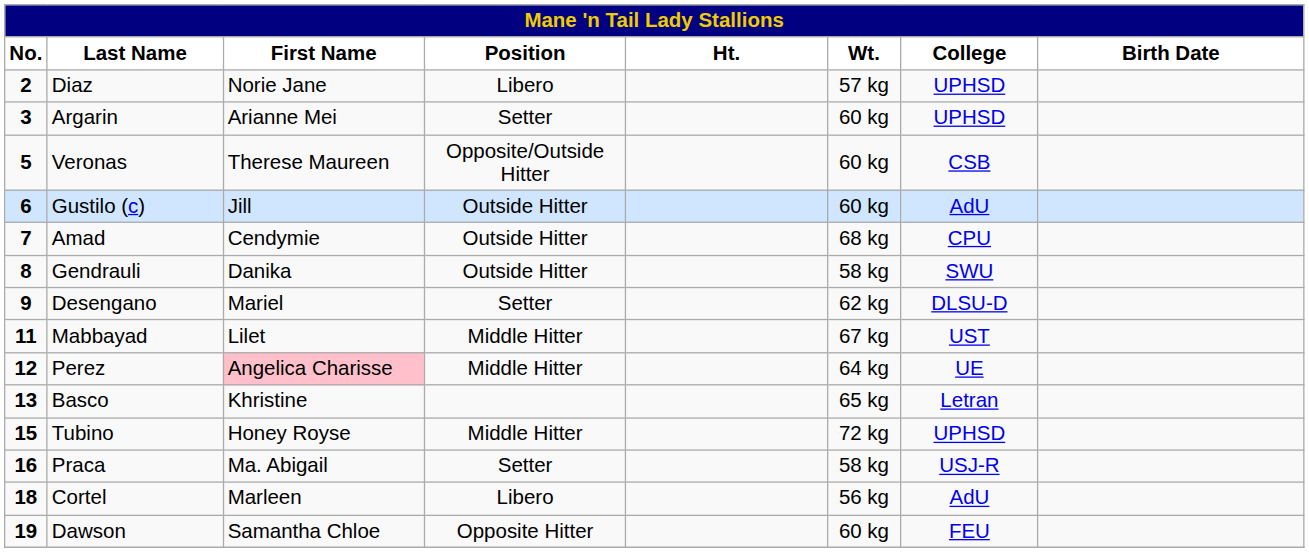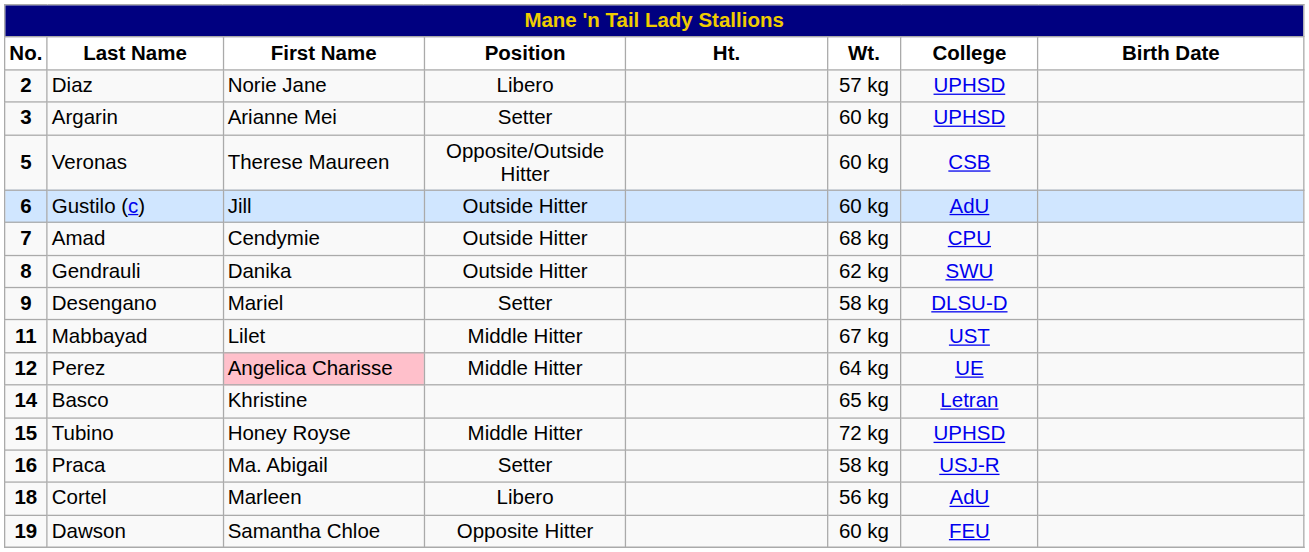(864, 271) 58 kg -> (864, 271) 62 kg
(864, 303) 62 kg -> (864, 303) 58 kg
(26, 401) 13 -> (26, 401) 14
